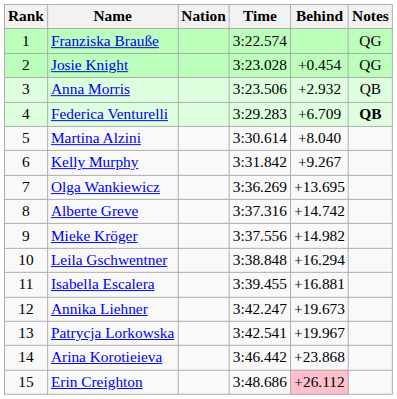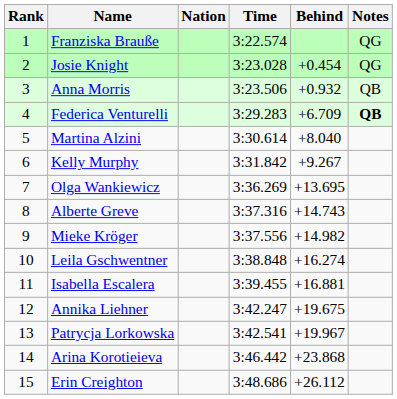(320, 89) +2.932 -> (320, 89) +0.932
(320, 211) +14.742 -> (320, 211) +14.743
(320, 260) +16.294 -> (320, 260) +16.274
(320, 308) +19.673 -> (320, 308) +19.675
(320, 382) pink background -> (320, 382) no background
